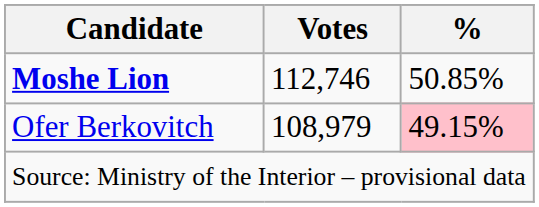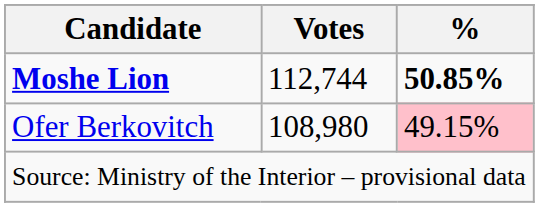(321, 77) 112,746 -> (318, 77) 112,744
(456, 77) normal -> (454, 77) bold
(321, 126) 108,979 -> (318, 126) 108,980
